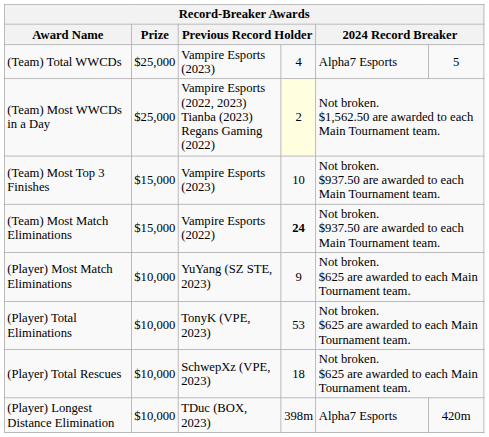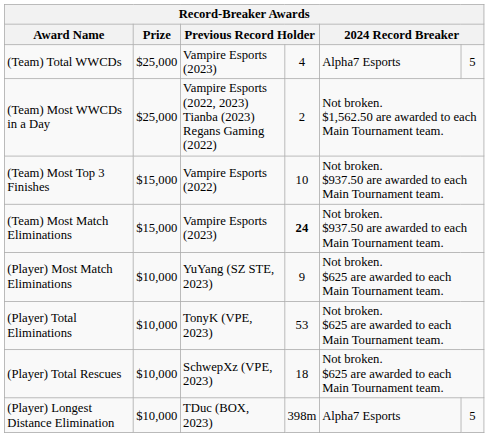(299, 117) lightyellow background -> (302, 117) no background
(223, 180) Vampire Esports (2023) -> (225, 180) Vampire Esports (2022)
(223, 228) Vampire Esports (2022) -> (225, 228) Vampire Esports (2023)
(456, 415) 420m -> (472, 415) 5
